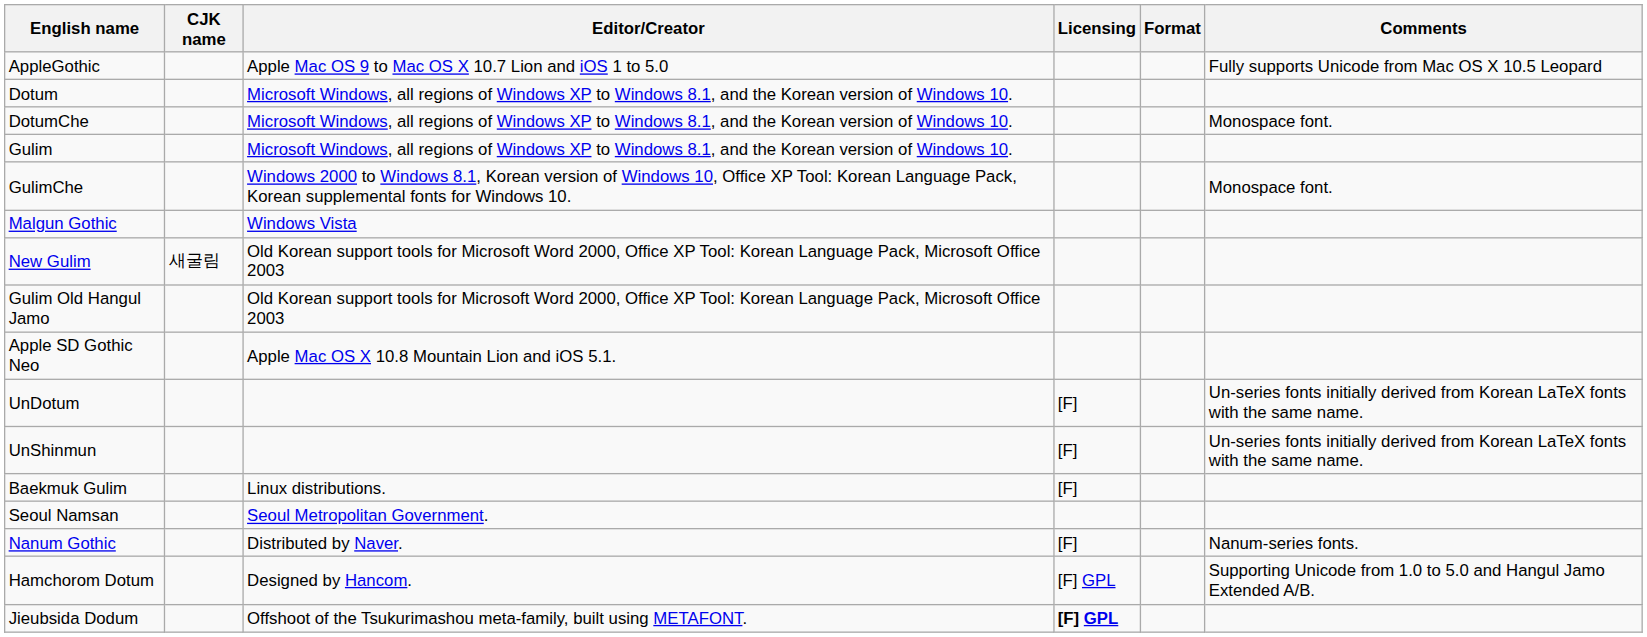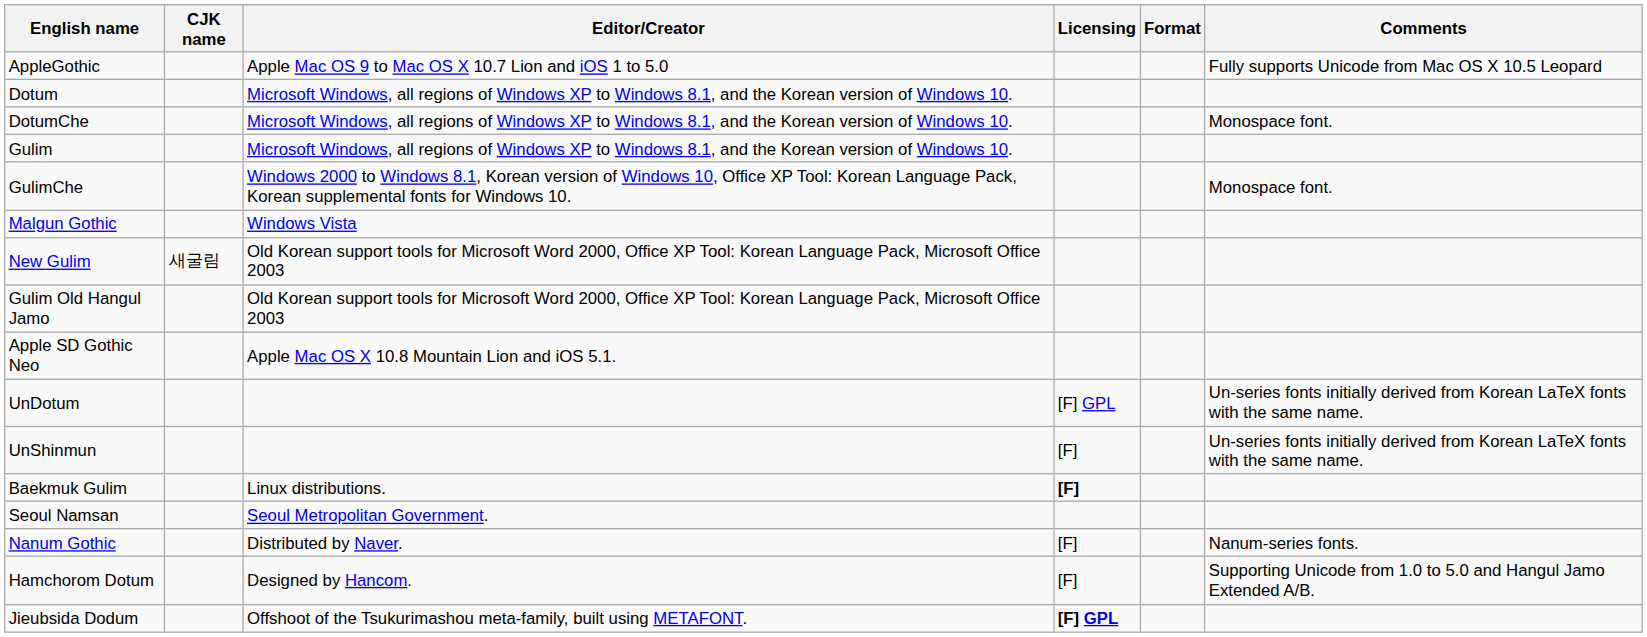(1068, 403) [F] -> (1087, 403) [F] GPL
(1068, 487) normal -> (1068, 487) bold
(1087, 580) [F] GPL -> (1068, 580) [F]
